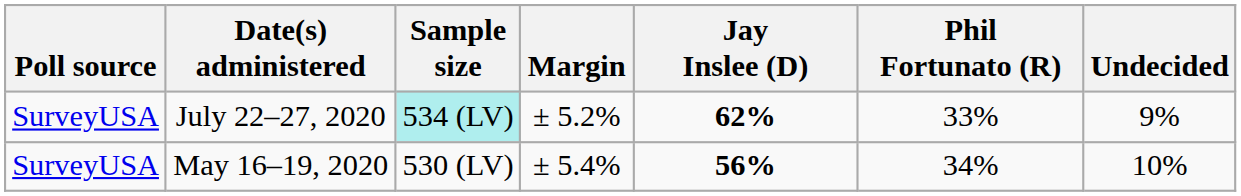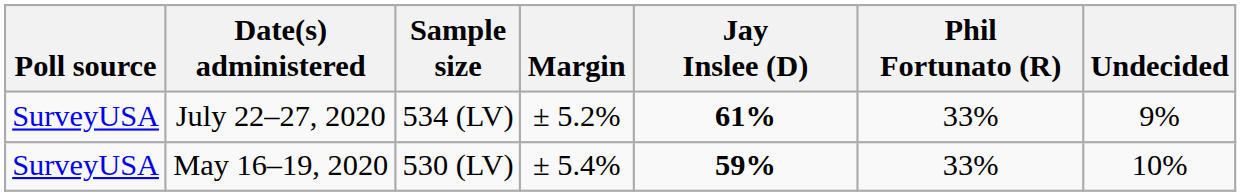(458, 115) paleturquoise background -> (458, 115) no background
(745, 115) 62% -> (745, 115) 61%
(745, 166) 56% -> (745, 166) 59%
(971, 166) 34% -> (971, 166) 33%
